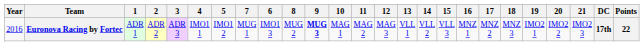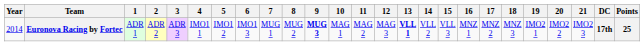columns swapped: (270, 10) <-> (247, 10)
(14, 29) 2016 -> (14, 29) 2014
(407, 29) normal -> (408, 29) bold
(626, 29) 22 -> (627, 29) 25
